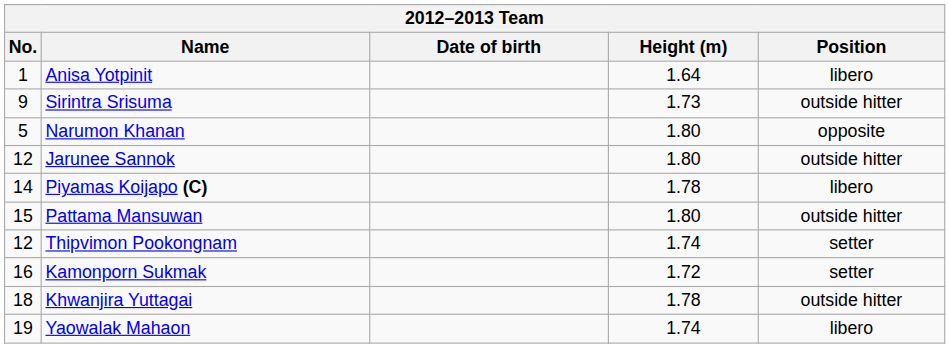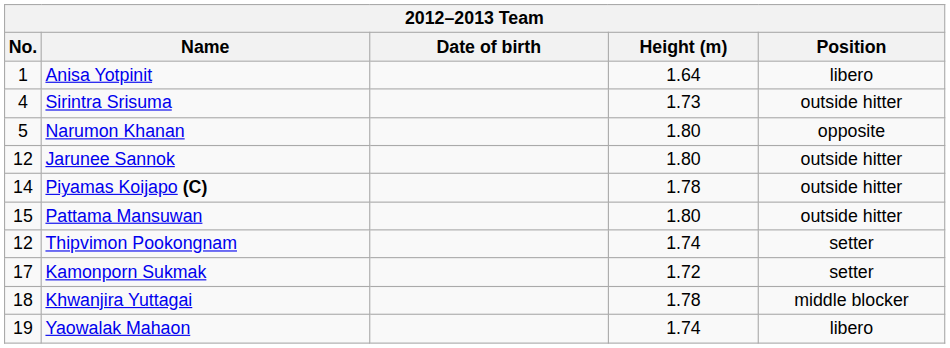(23, 103) 9 -> (23, 103) 4
(851, 187) libero -> (851, 187) outside hitter
(23, 272) 16 -> (23, 272) 17
(851, 300) outside hitter -> (851, 300) middle blocker
